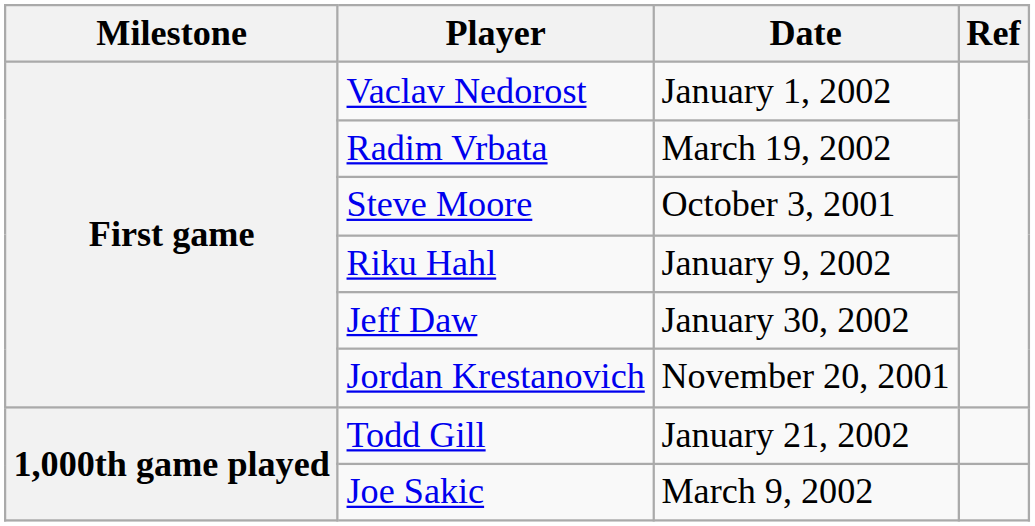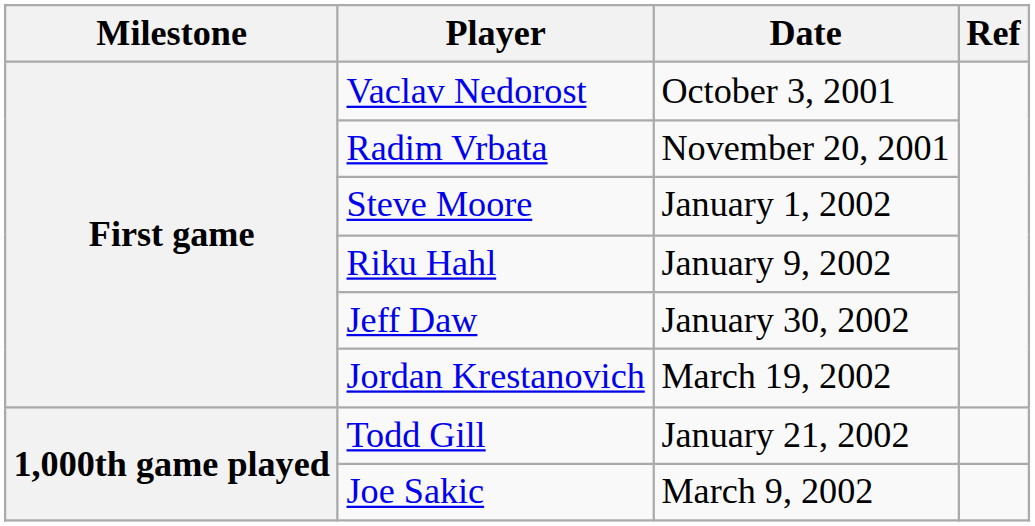(776, 90) January 1, 2002 -> (778, 90) October 3, 2001
(776, 147) March 19, 2002 -> (806, 147) November 20, 2001
(778, 205) October 3, 2001 -> (776, 205) January 1, 2002
(806, 377) November 20, 2001 -> (776, 377) March 19, 2002
